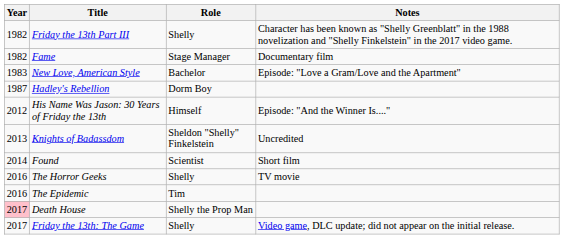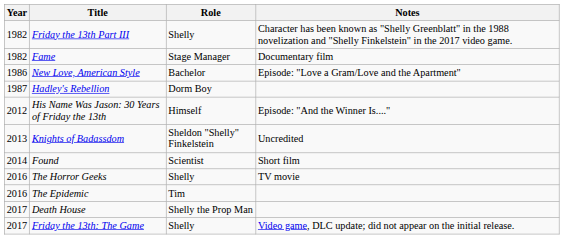(17, 72) 1983 -> (17, 72) 1986
(17, 209) pink background -> (17, 209) no background
